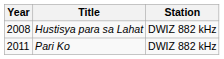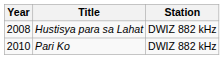(18, 46) 2011 -> (19, 46) 2010
